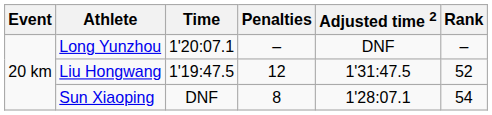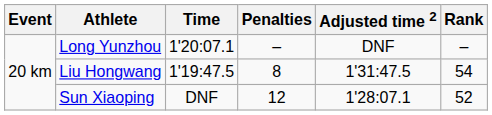(277, 72) 12 -> (277, 72) 8
(464, 72) 52 -> (464, 72) 54
(277, 98) 8 -> (277, 98) 12
(464, 98) 54 -> (464, 98) 52
